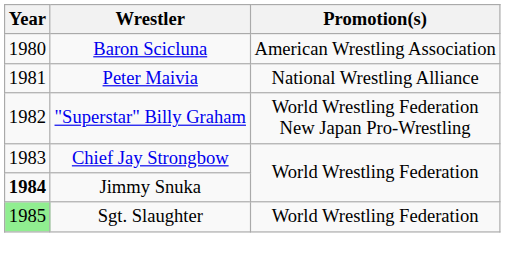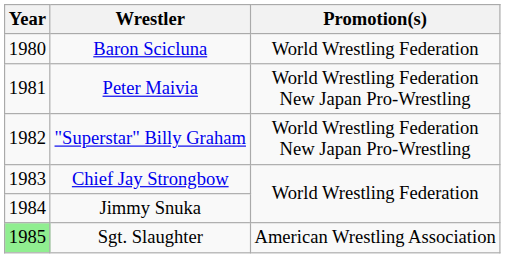(375, 48) American Wrestling Association -> (375, 48) World Wrestling Federation
(375, 78) National Wrestling Alliance -> (375, 88) World Wrestling Federation New Japan Pro-Wrestling
(27, 187) bold -> (27, 208) normal
(375, 216) World Wrestling Federation -> (375, 237) American Wrestling Association
